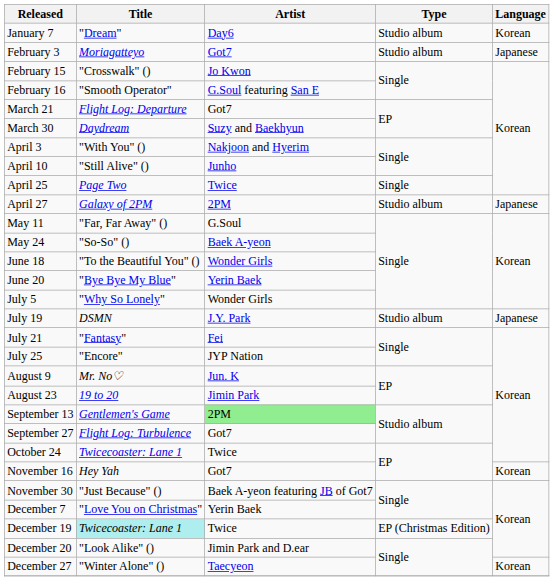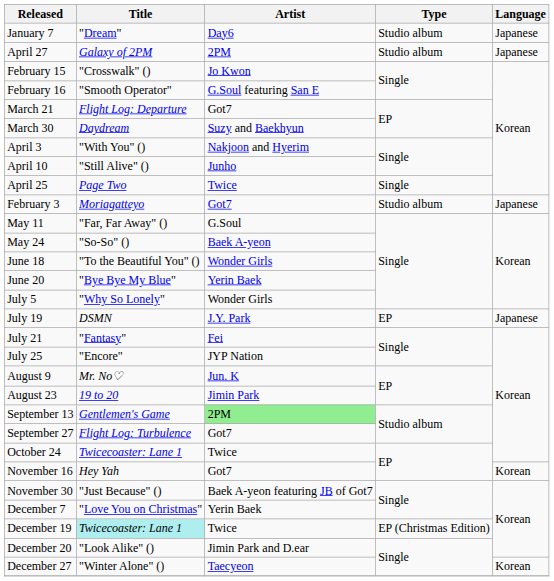(513, 33) Korean -> (517, 33) Japanese
rows swapped: (33, 52) <-> (27, 204)
(410, 318) Studio album -> (385, 318) EP
